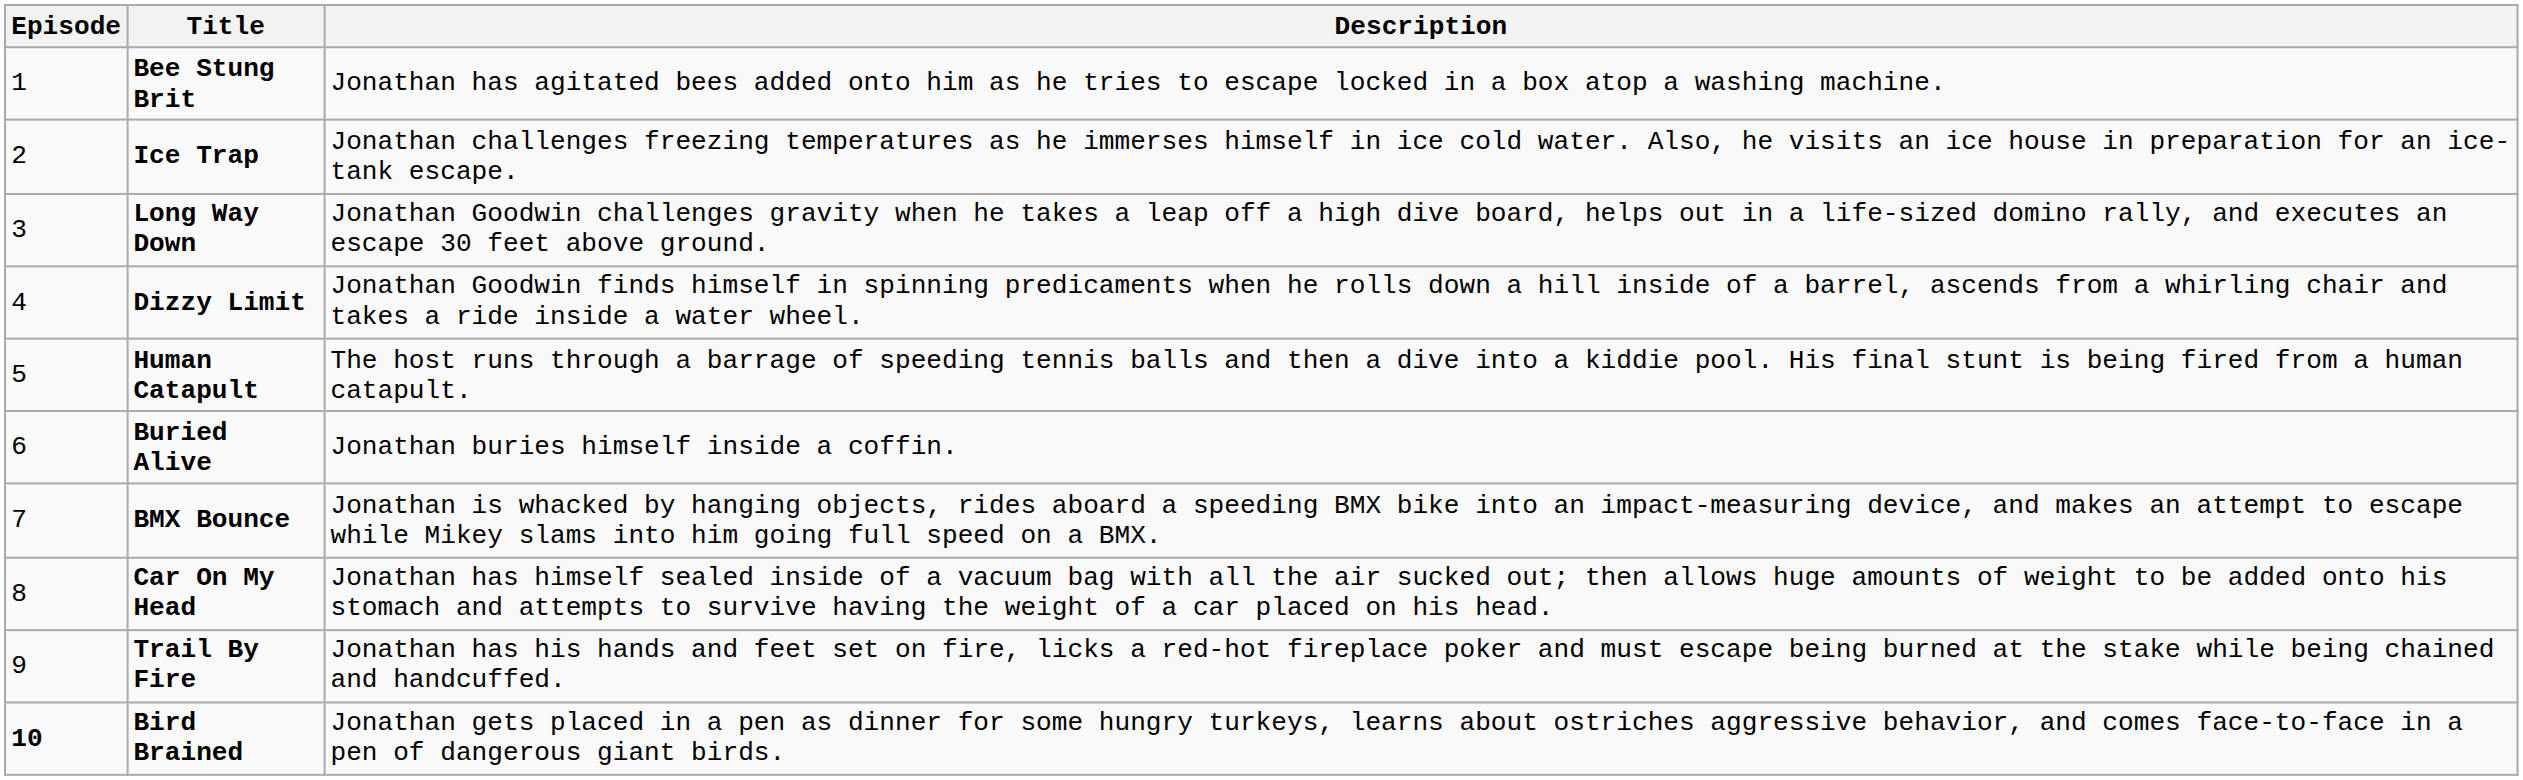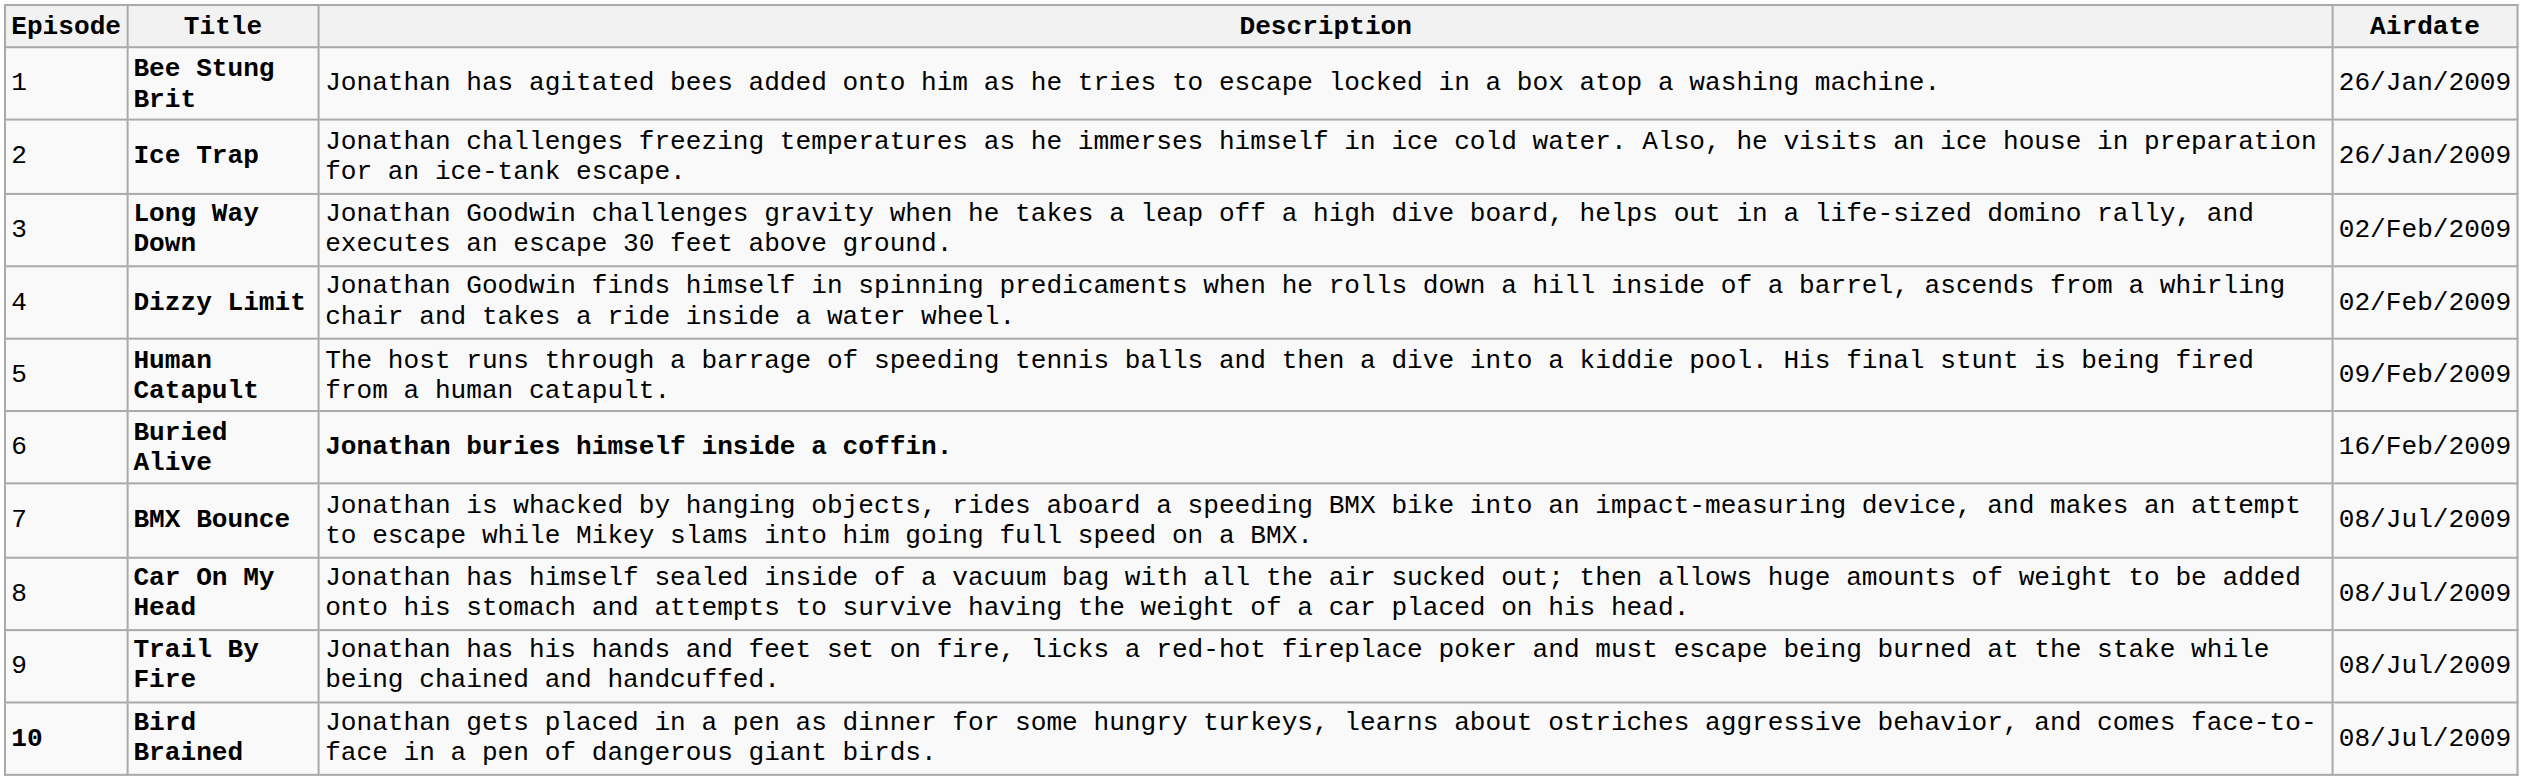+ column: (2425, 26)
(644, 448) normal -> (639, 448) bold
